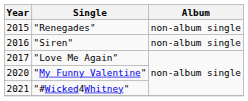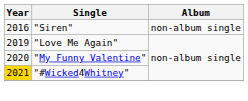- row: (65, 27)
(18, 58) 2017 -> (18, 42) 2019
(18, 88) no background -> (18, 73) gold background
